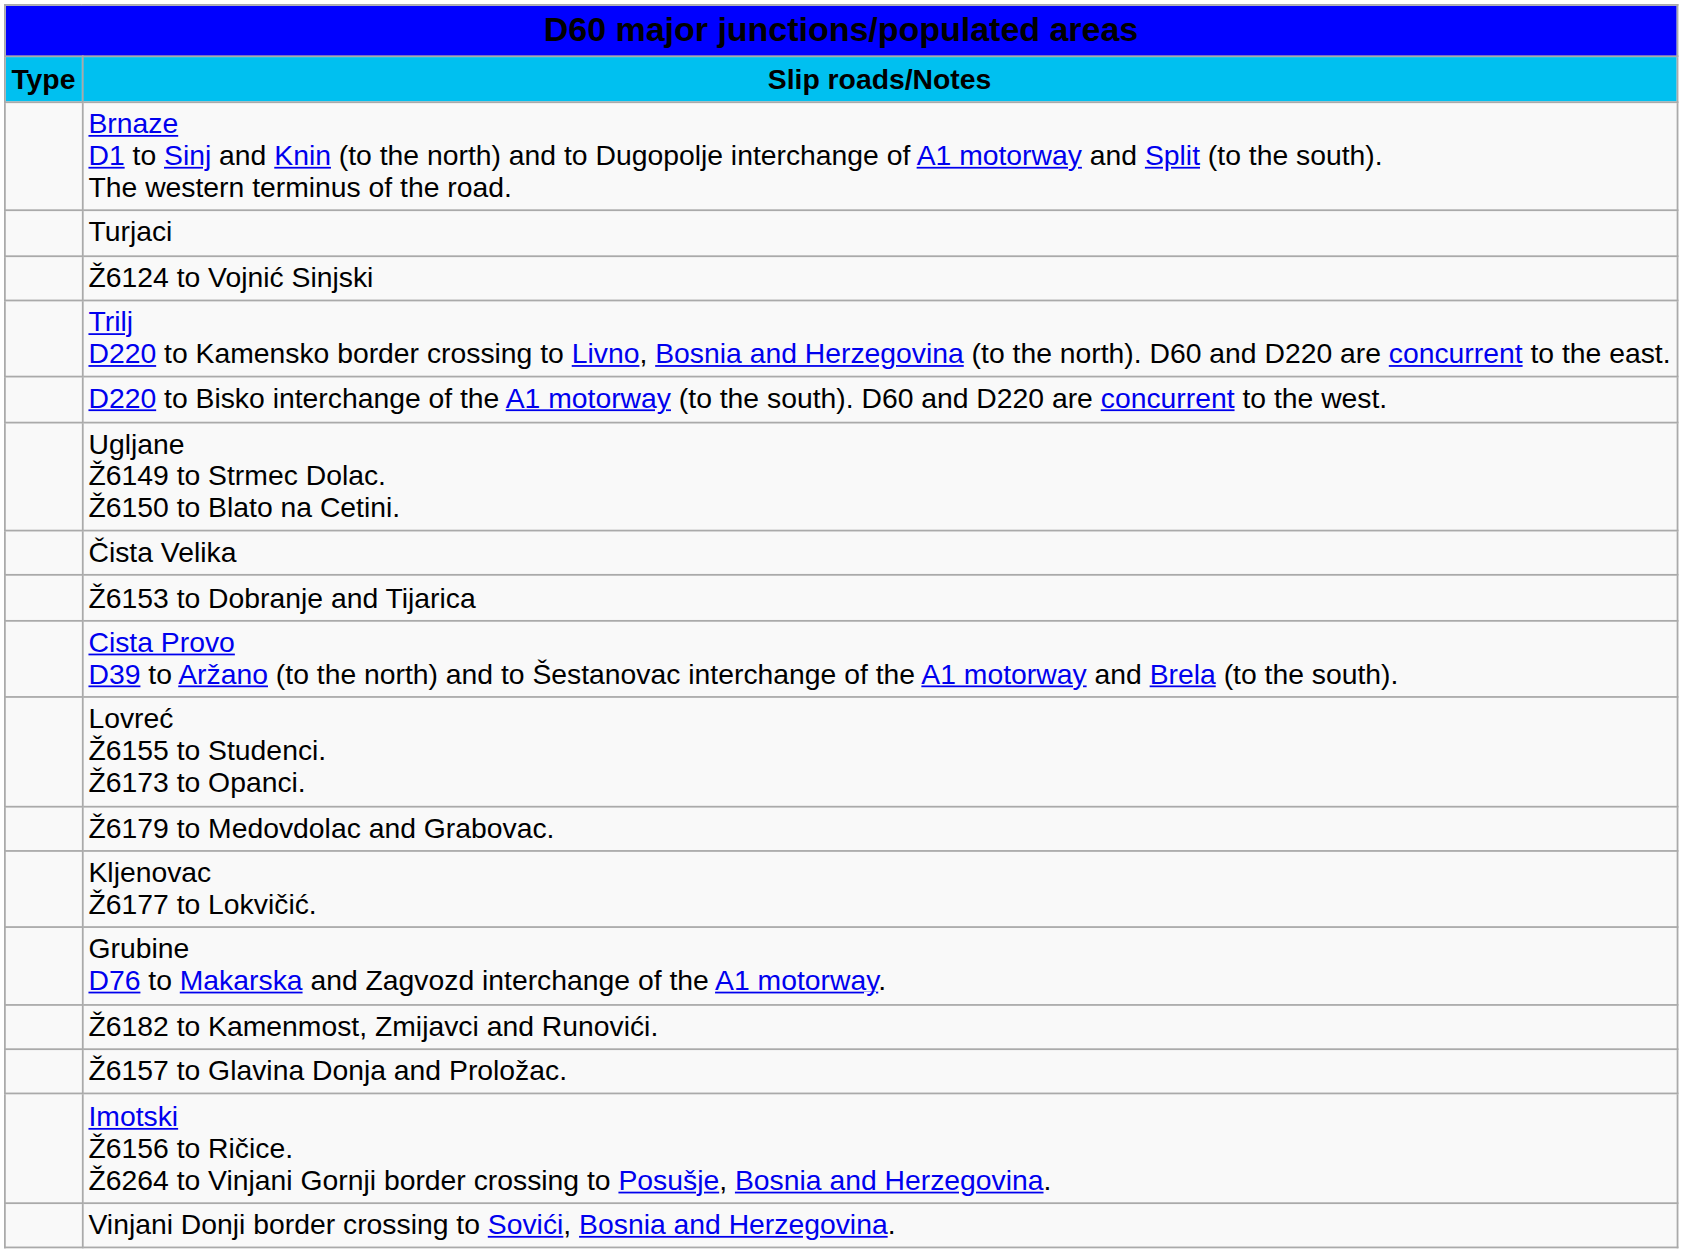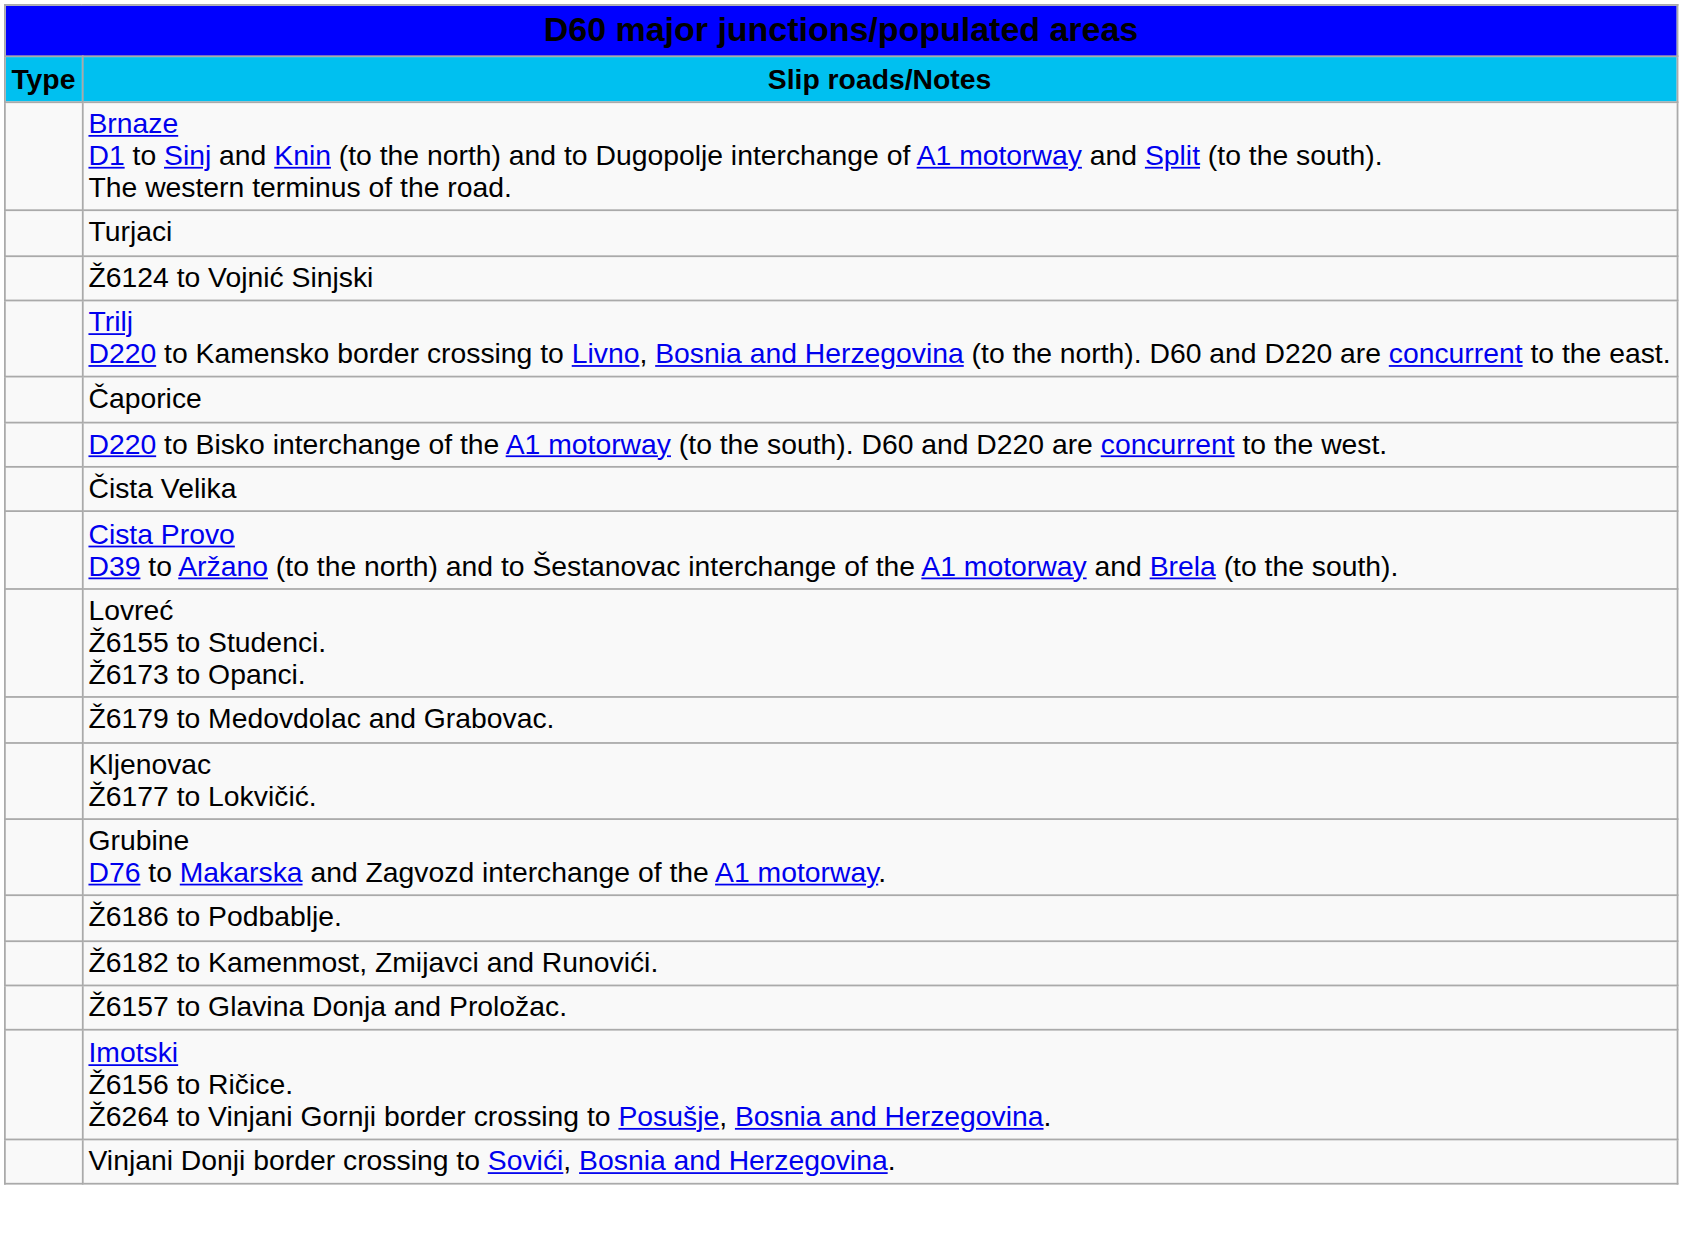+ row: (145, 399)
- row: (244, 475)
- row: (282, 597)
+ row: (215, 917)
